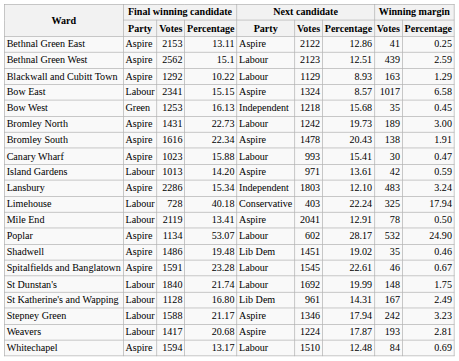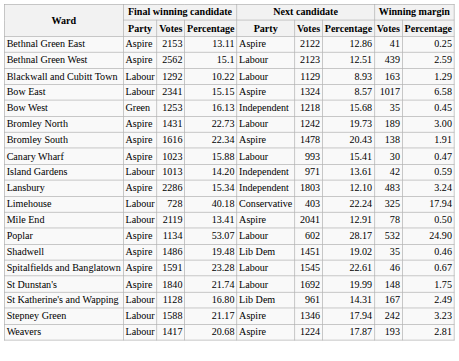(139, 76) Aspire -> (140, 76) Labour
(253, 172) Aspire -> (264, 172) Independent
(140, 284) Labour -> (139, 284) Aspire
- row: (32, 348)
